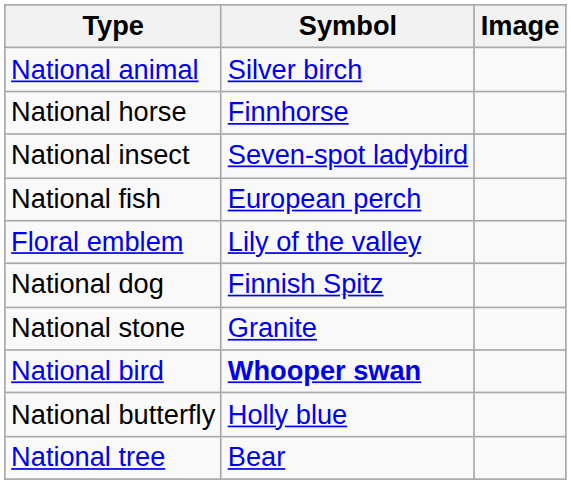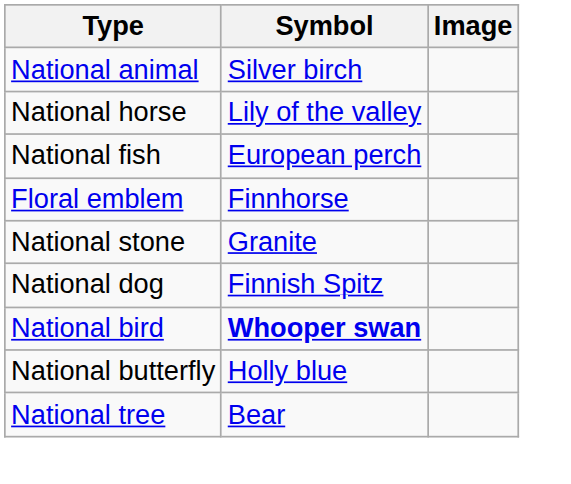(288, 112) Finnhorse -> (325, 112) Lily of the valley
- row: (100, 155)
(325, 241) Lily of the valley -> (288, 198) Finnhorse
rows swapped: (98, 328) <-> (87, 284)
